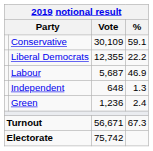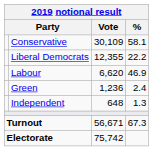(137, 42) 59.1 -> (137, 42) 58.1
(111, 73) 5,687 -> (111, 73) 6,620
rows swapped: (24, 103) <-> (38, 88)
